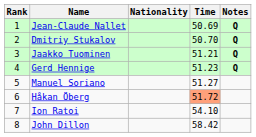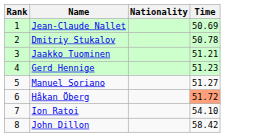- column: (235, 11)
(205, 40) 50.70 -> (205, 40) 50.78
